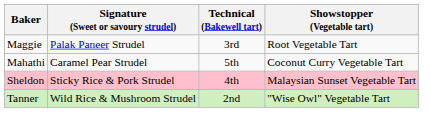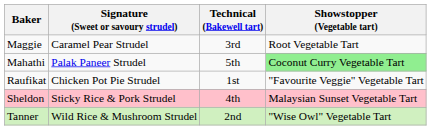(97, 44) Palak Paneer Strudel -> (100, 44) Caramel Pear Strudel
(99, 62) Caramel Pear Strudel -> (99, 62) Palak Paneer Strudel
(335, 62) no background -> (336, 62) lightgreen background
+ row: (27, 80)
